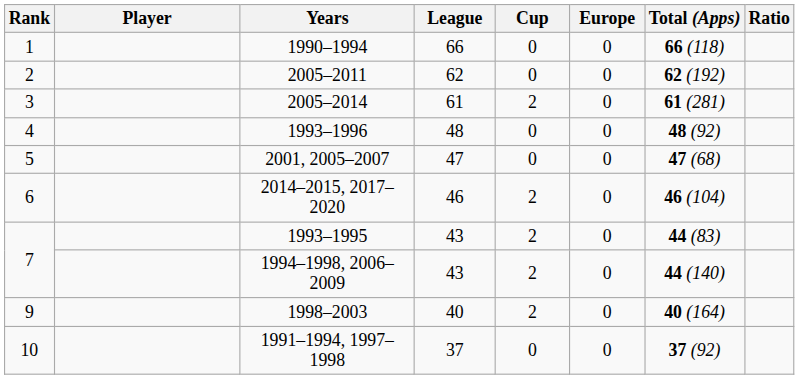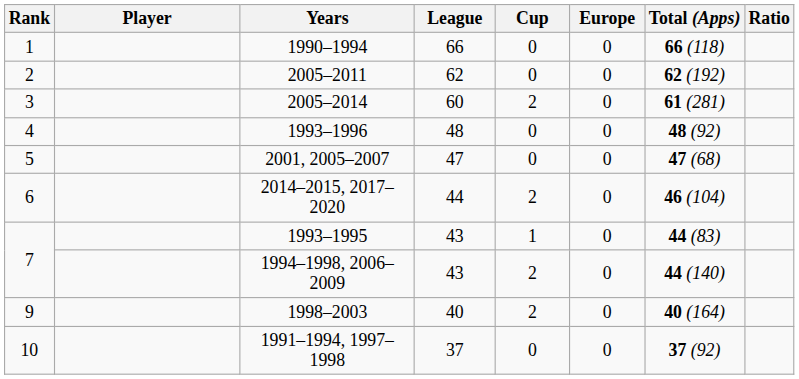(455, 103) 61 -> (455, 103) 60
(455, 197) 46 -> (455, 197) 44
(532, 235) 2 -> (532, 235) 1
